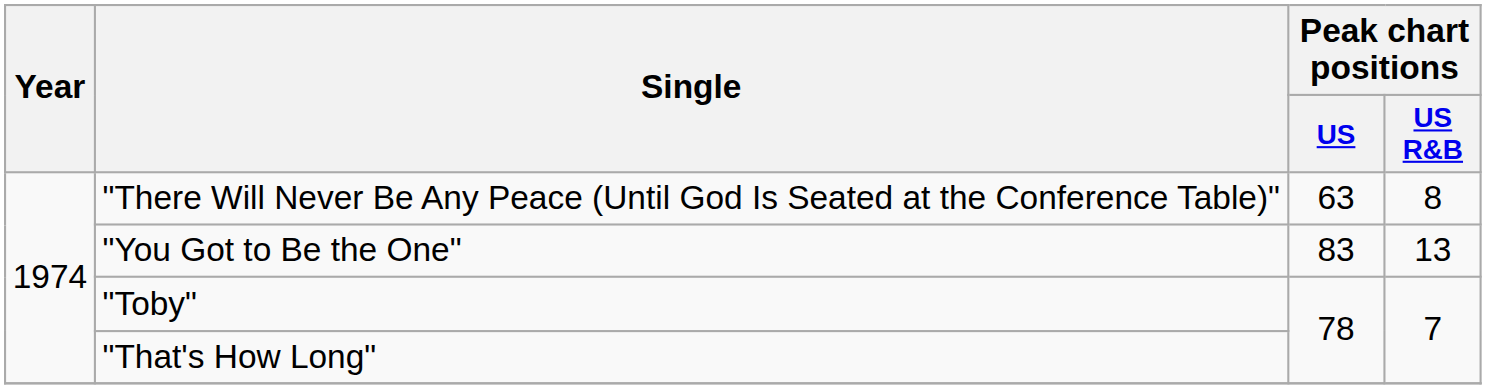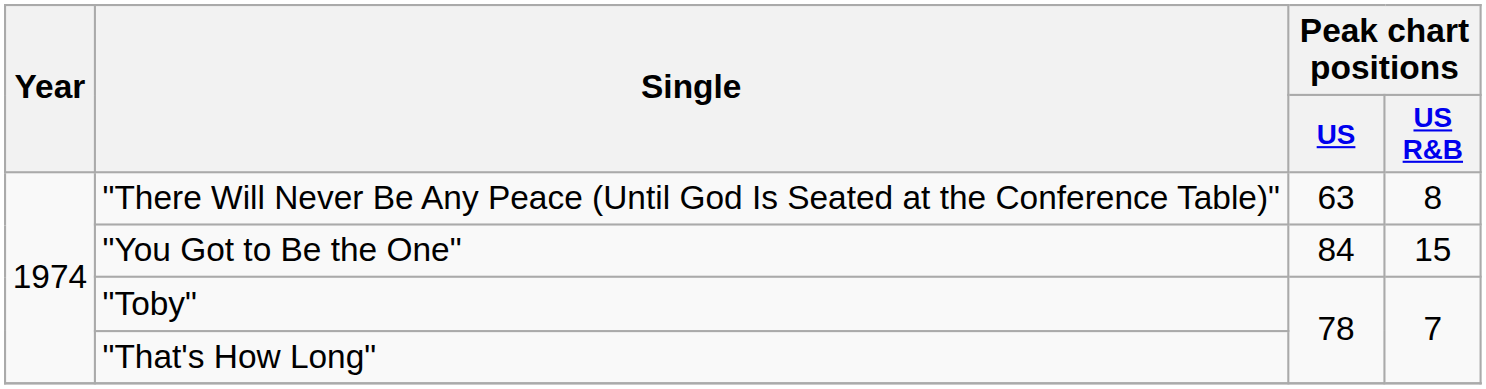(1336, 250) 83 -> (1336, 250) 84
(1433, 250) 13 -> (1433, 250) 15
